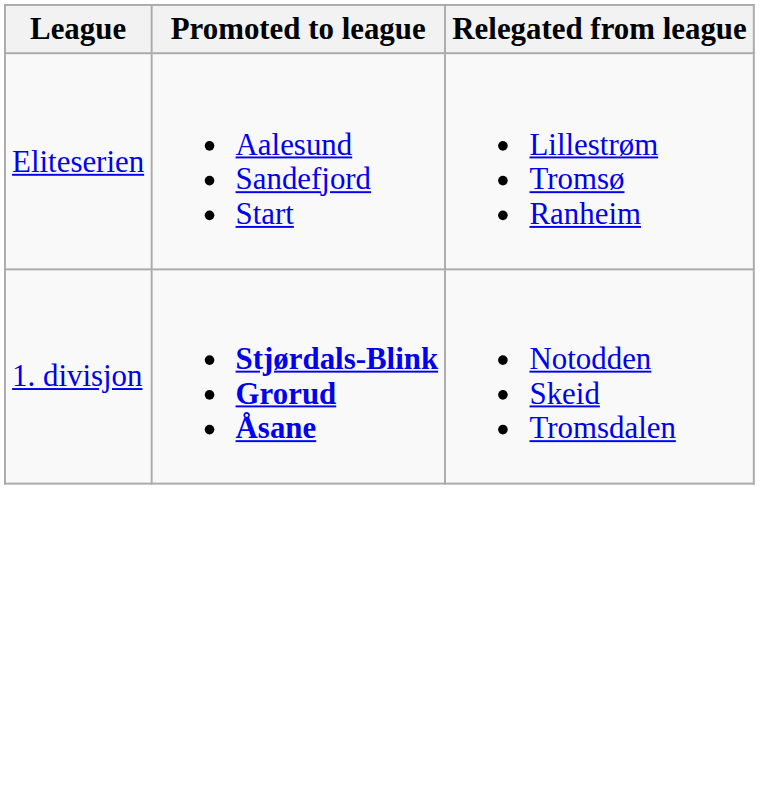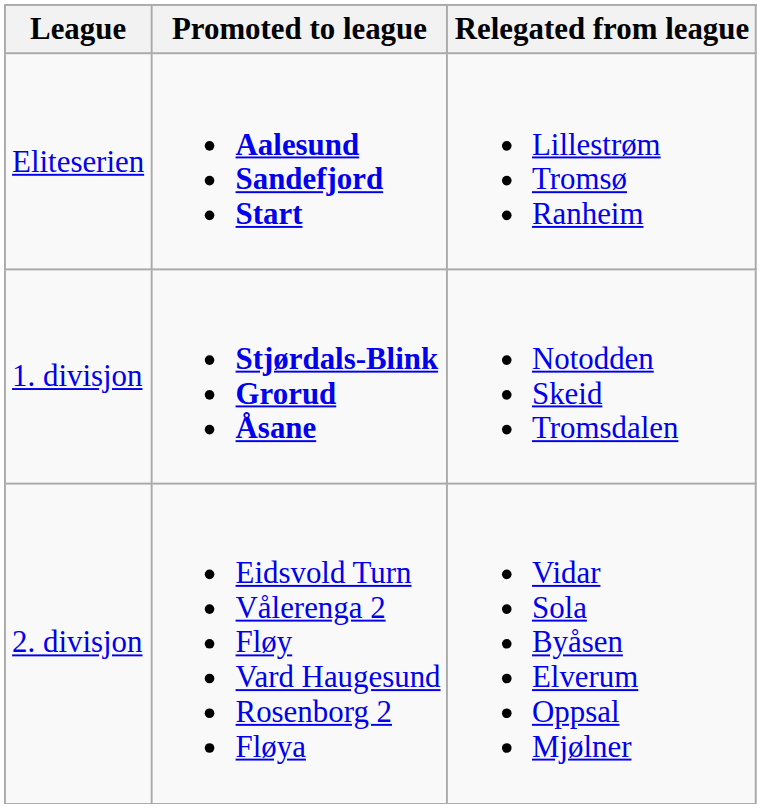(298, 179) normal -> (299, 179) bold
+ row: (77, 642)
